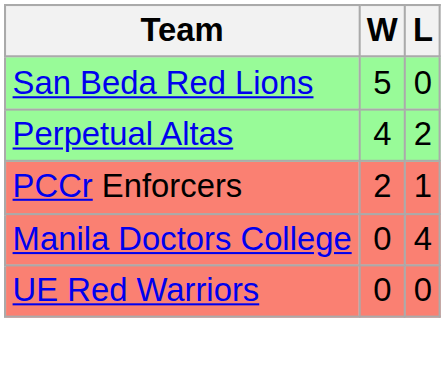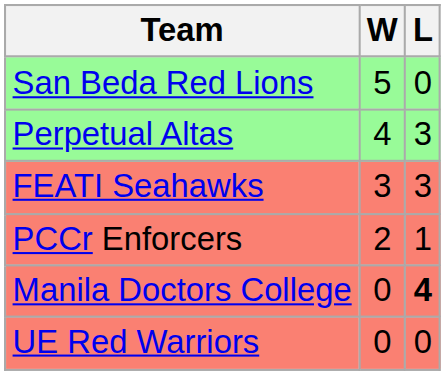(423, 134) 2 -> (423, 134) 3
+ row: (138, 186)
(423, 238) normal -> (423, 290) bold
